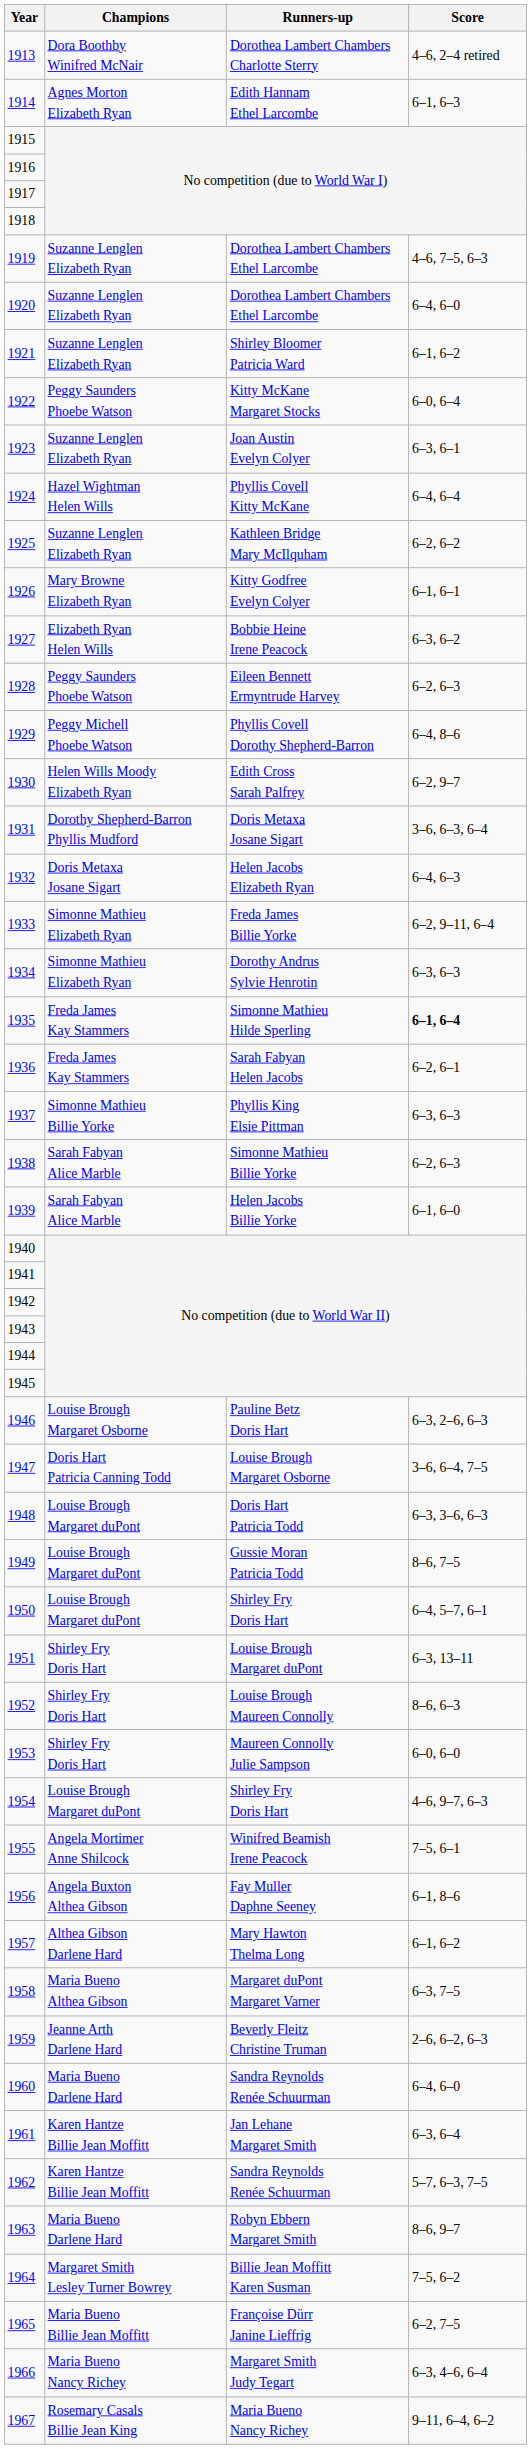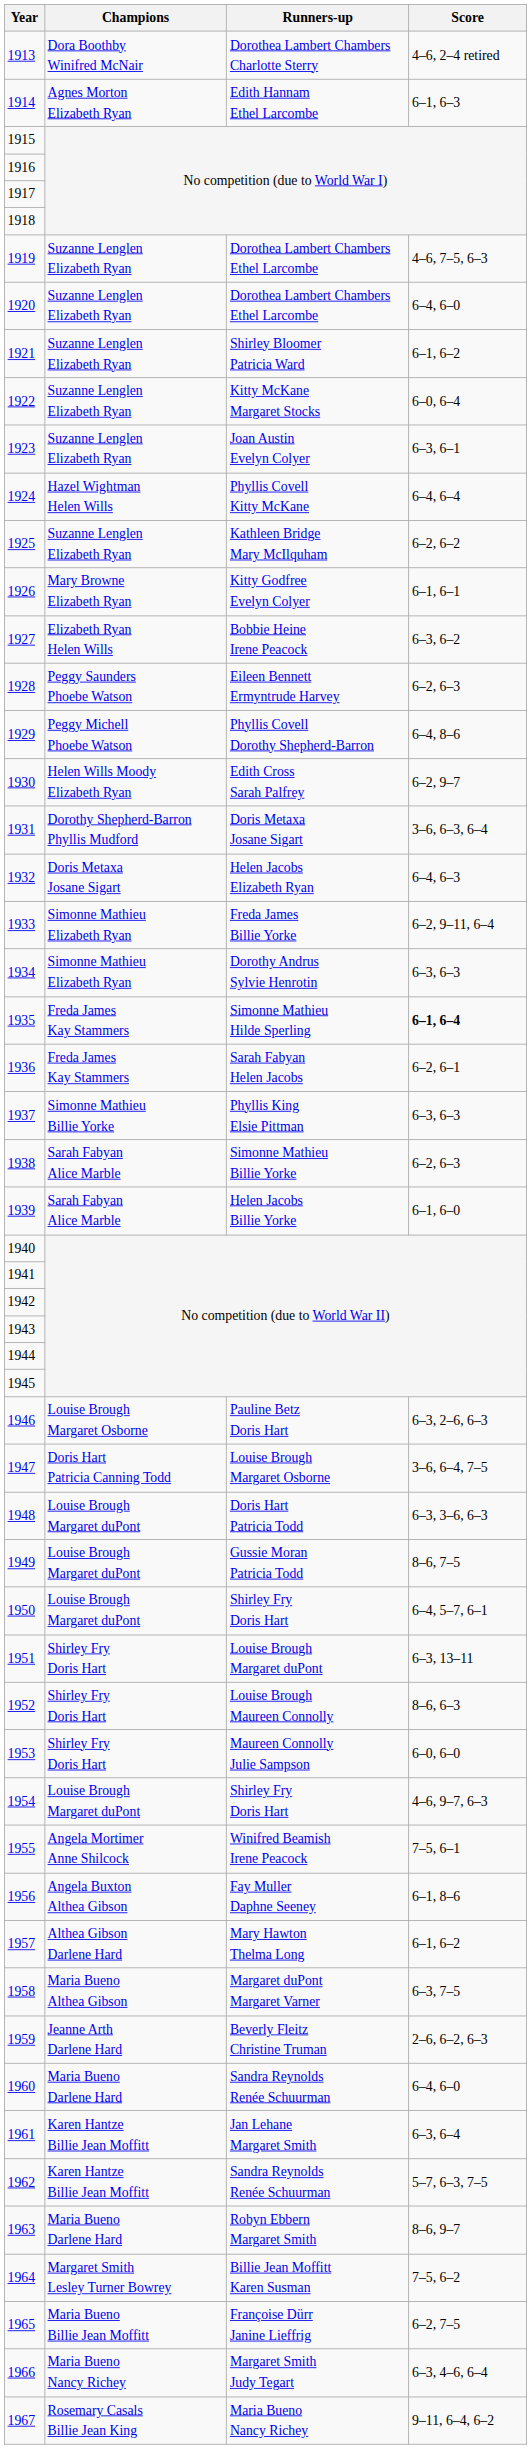(92, 401) Peggy Saunders Phoebe Watson -> (95, 401) Suzanne Lenglen Elizabeth Ryan
